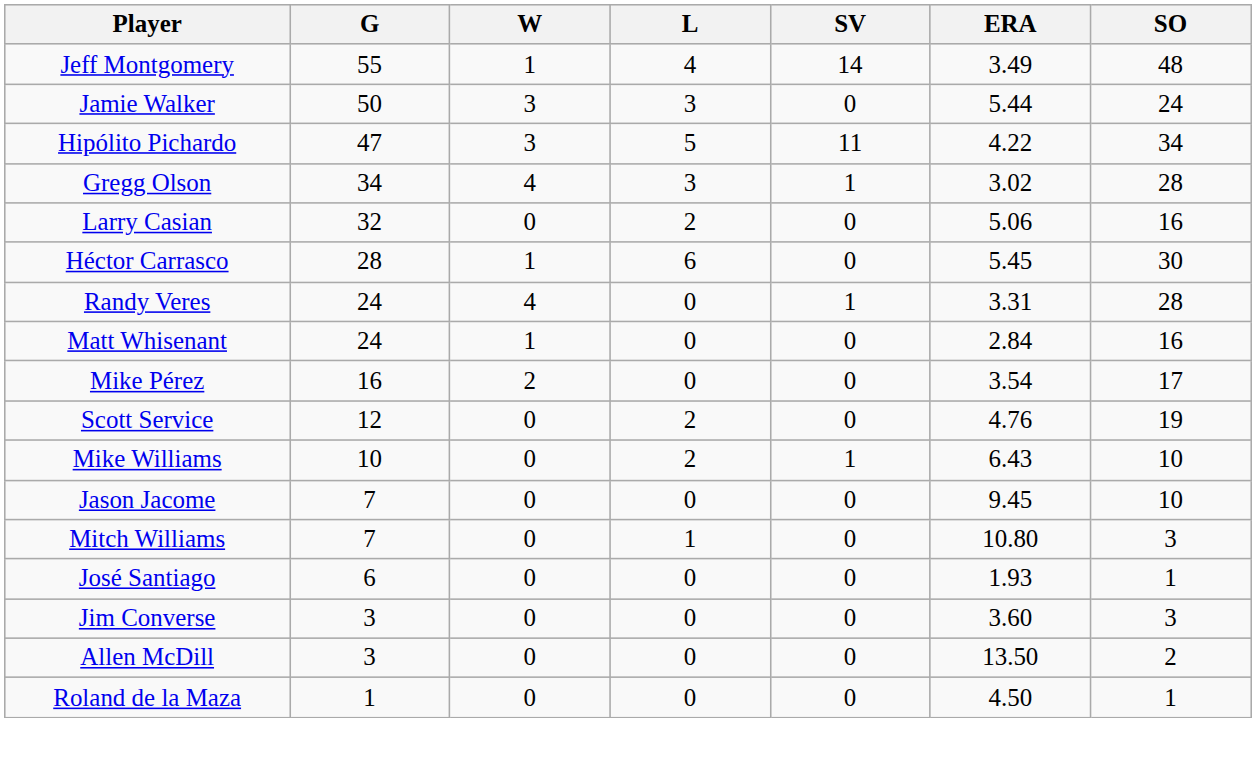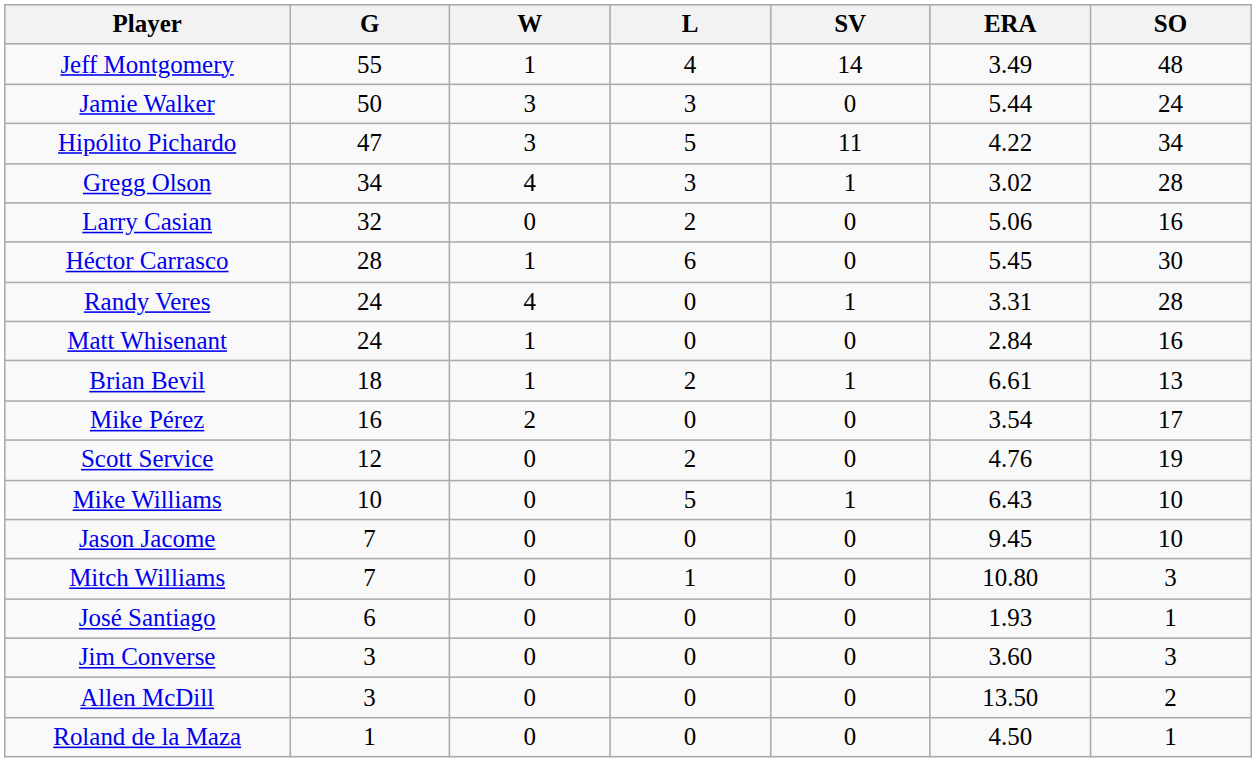+ row: (147, 380)
(690, 459) 2 -> (690, 499) 5
